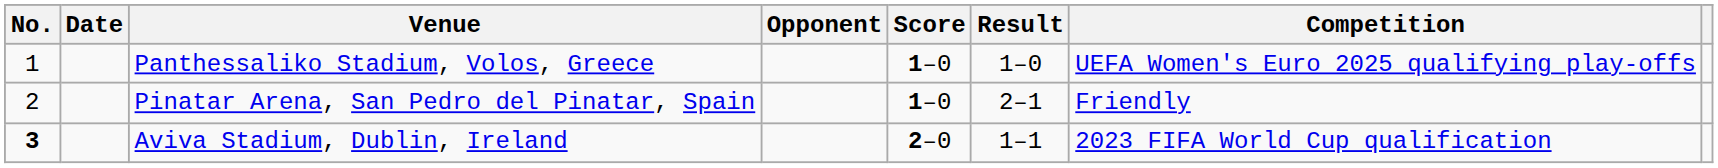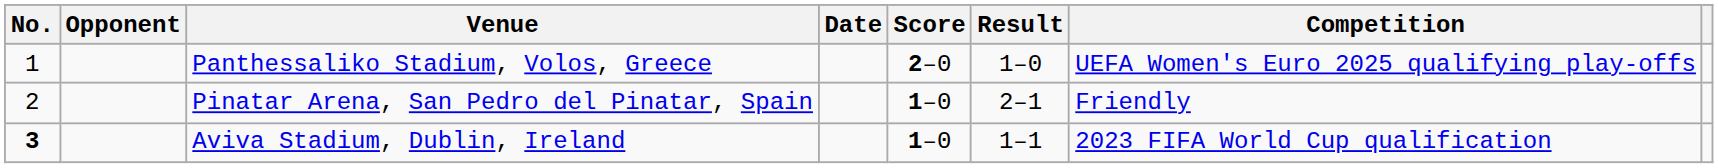columns swapped: (94, 25) <-> (824, 25)
(930, 64) 1–0 -> (930, 64) 2–0
(930, 142) 2–0 -> (930, 142) 1–0
